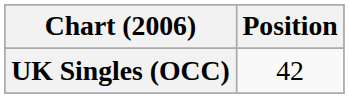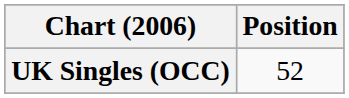(290, 70) 42 -> (290, 70) 52
